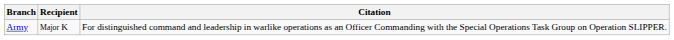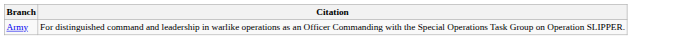- column: (59, 12)
